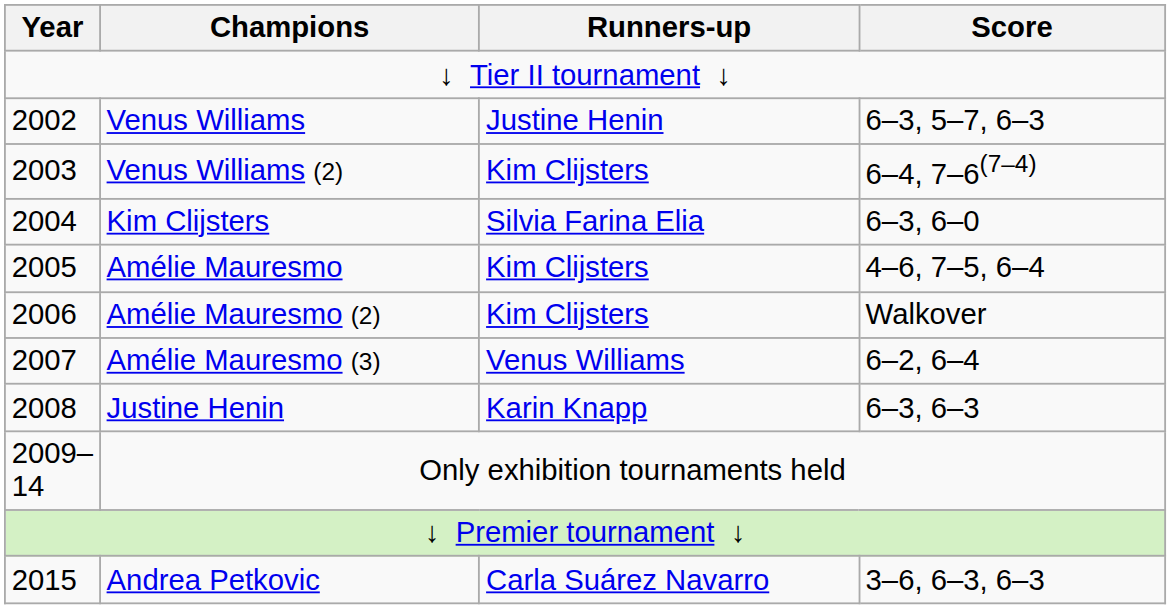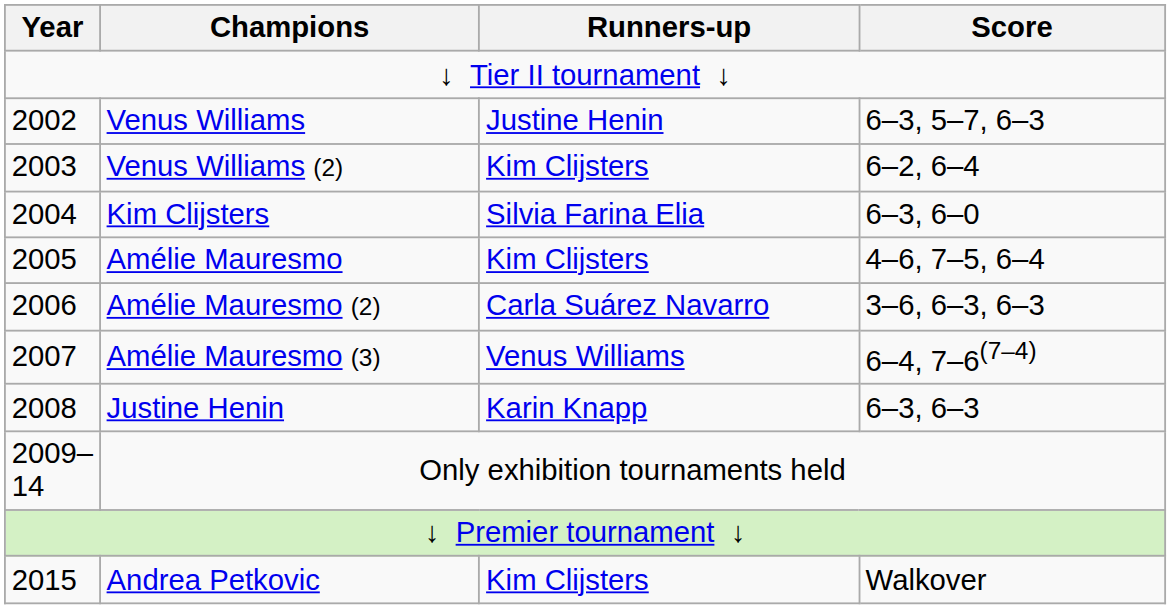(951, 170) 6–4, 7–6(7–4) -> (923, 167) 6–2, 6–4
(567, 314) Kim Clijsters -> (628, 306) Carla Suárez Navarro
(926, 314) Walkover -> (955, 306) 3–6, 6–3, 6–3
(923, 360) 6–2, 6–4 -> (951, 356) 6–4, 7–6(7–4)
(628, 579) Carla Suárez Navarro -> (567, 579) Kim Clijsters
(955, 579) 3–6, 6–3, 6–3 -> (926, 579) Walkover
